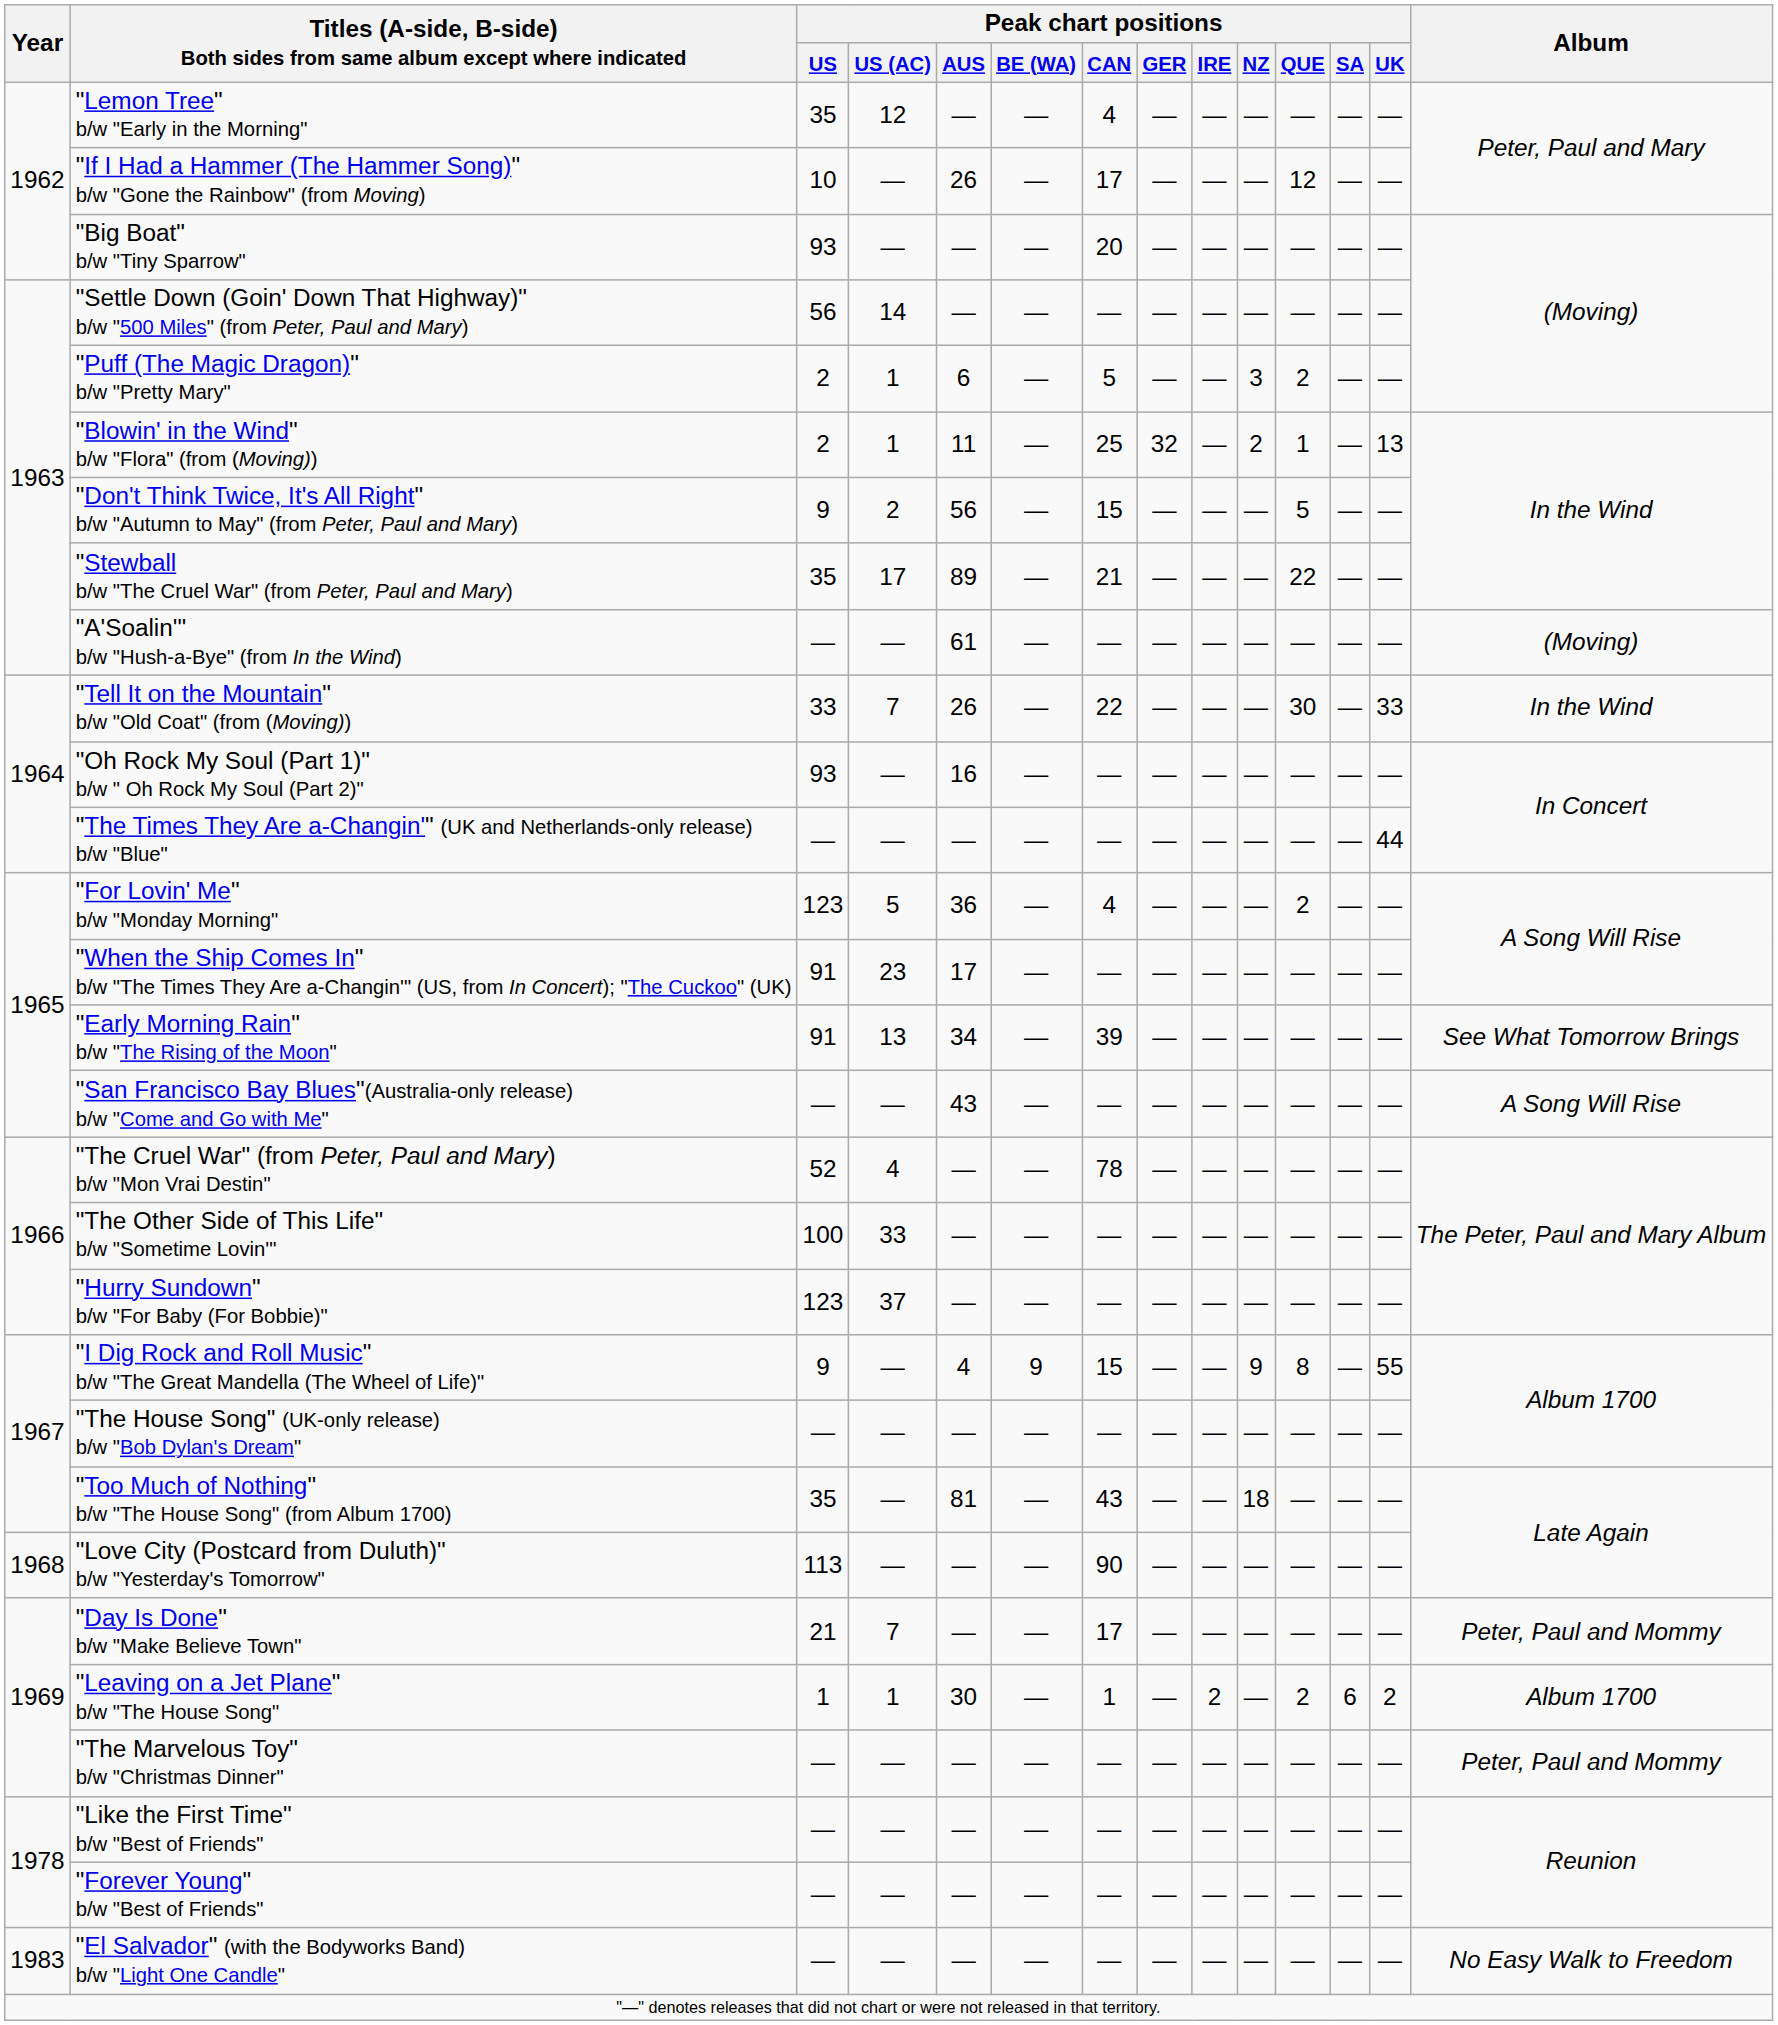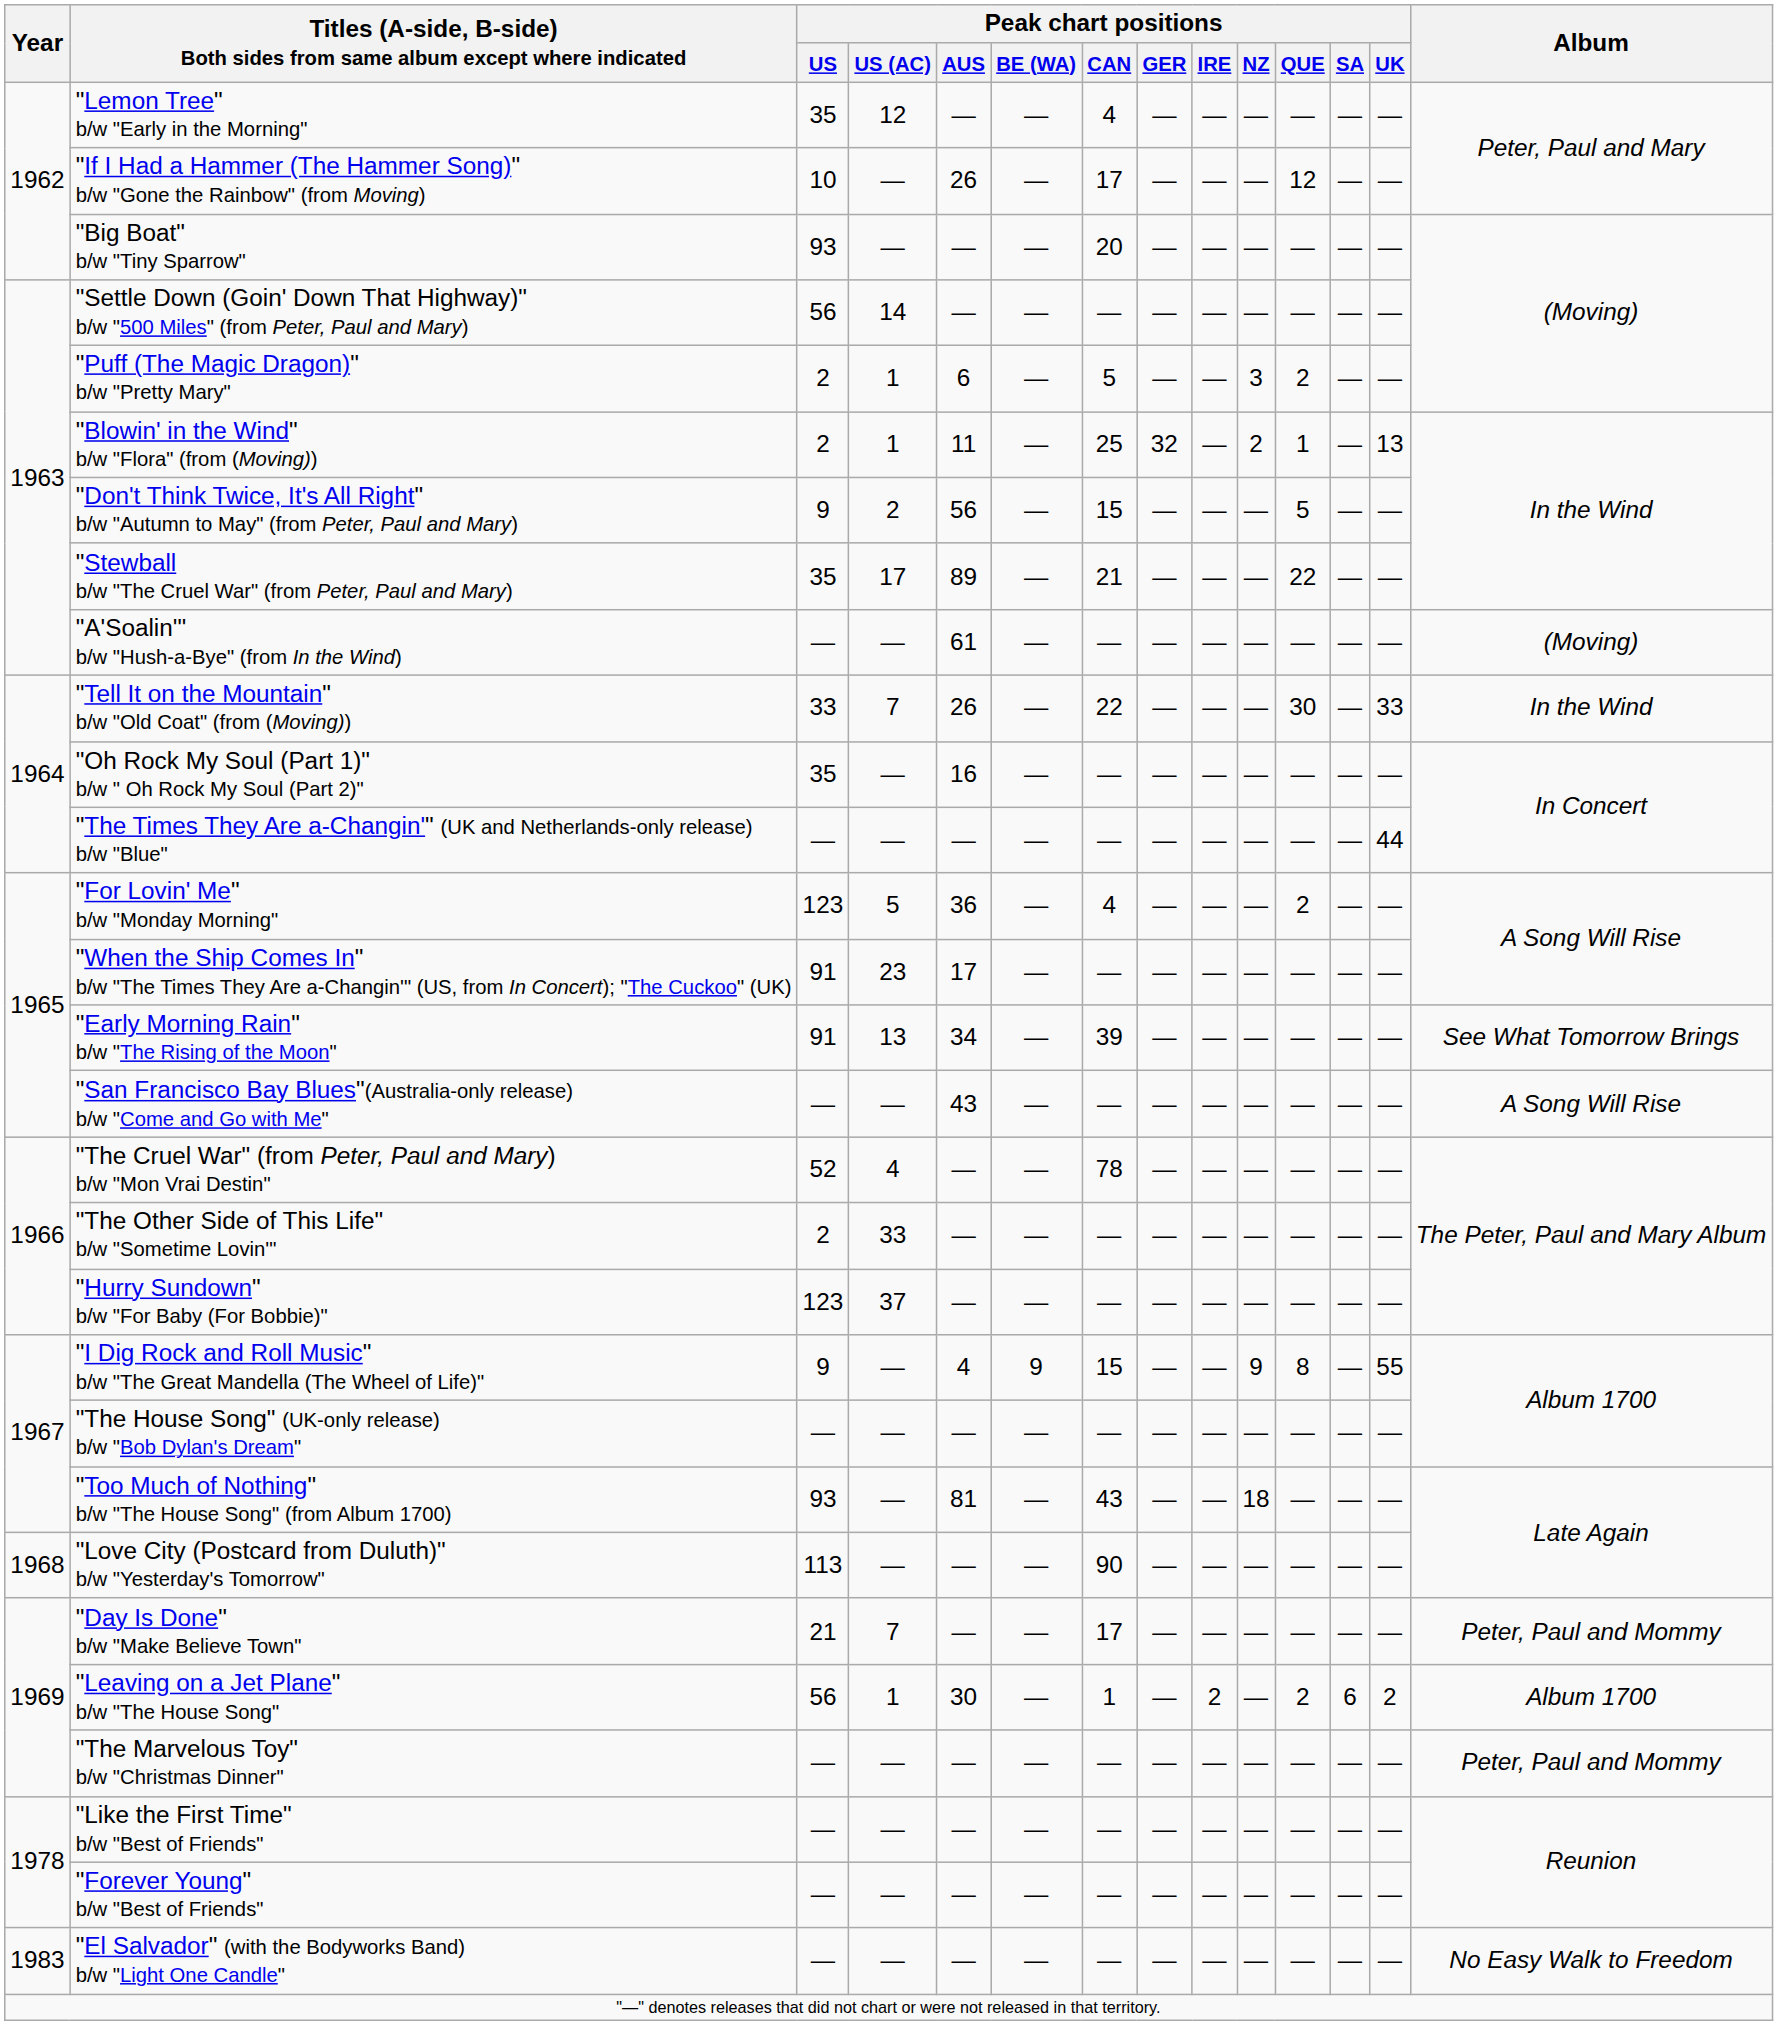(823, 773) 93 -> (823, 773) 35
(823, 1235) 100 -> (823, 1235) 2
(823, 1499) 35 -> (823, 1499) 93
(823, 1696) 1 -> (823, 1696) 56
